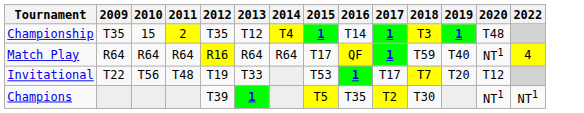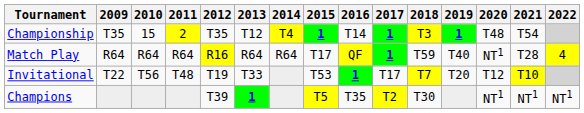+ column: (528, 14)
